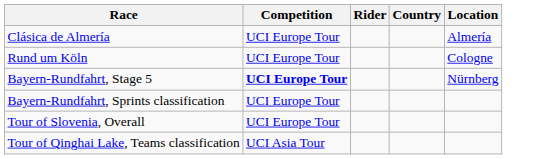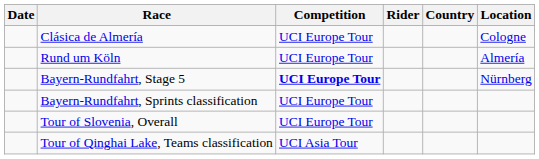+ column: (21, 15)
(469, 36) Almería -> (503, 36) Cologne
(470, 57) Cologne -> (502, 57) Almería
